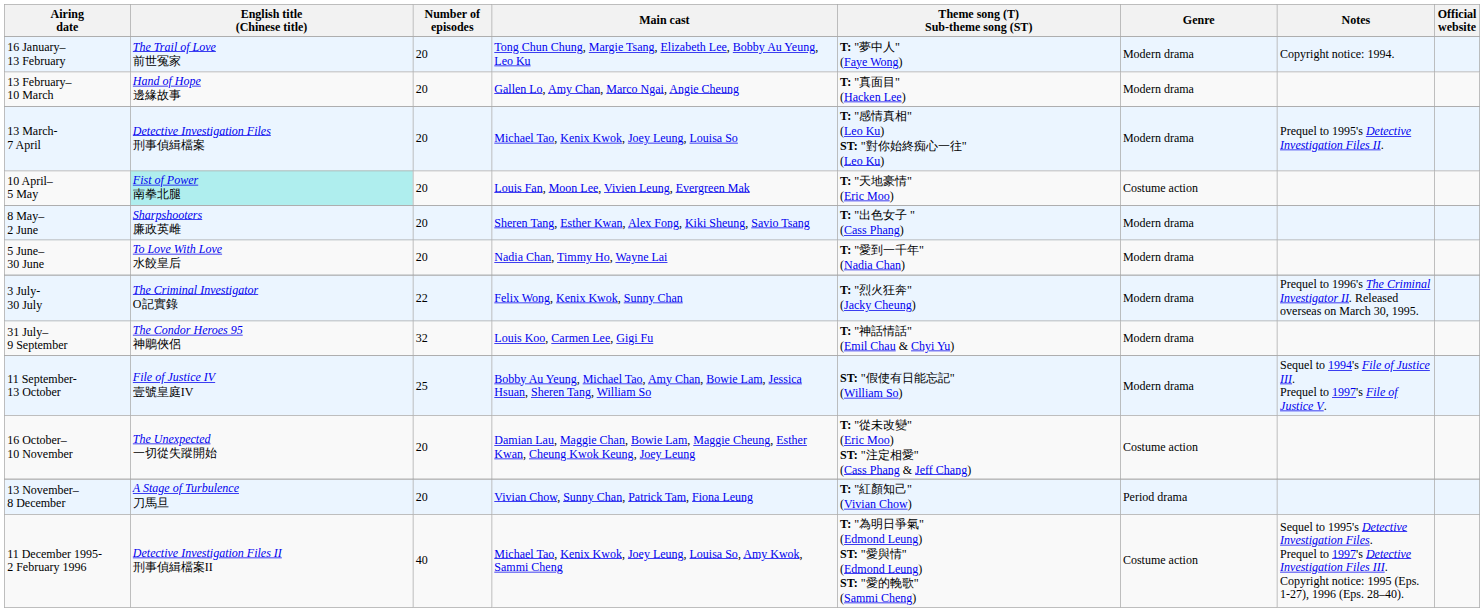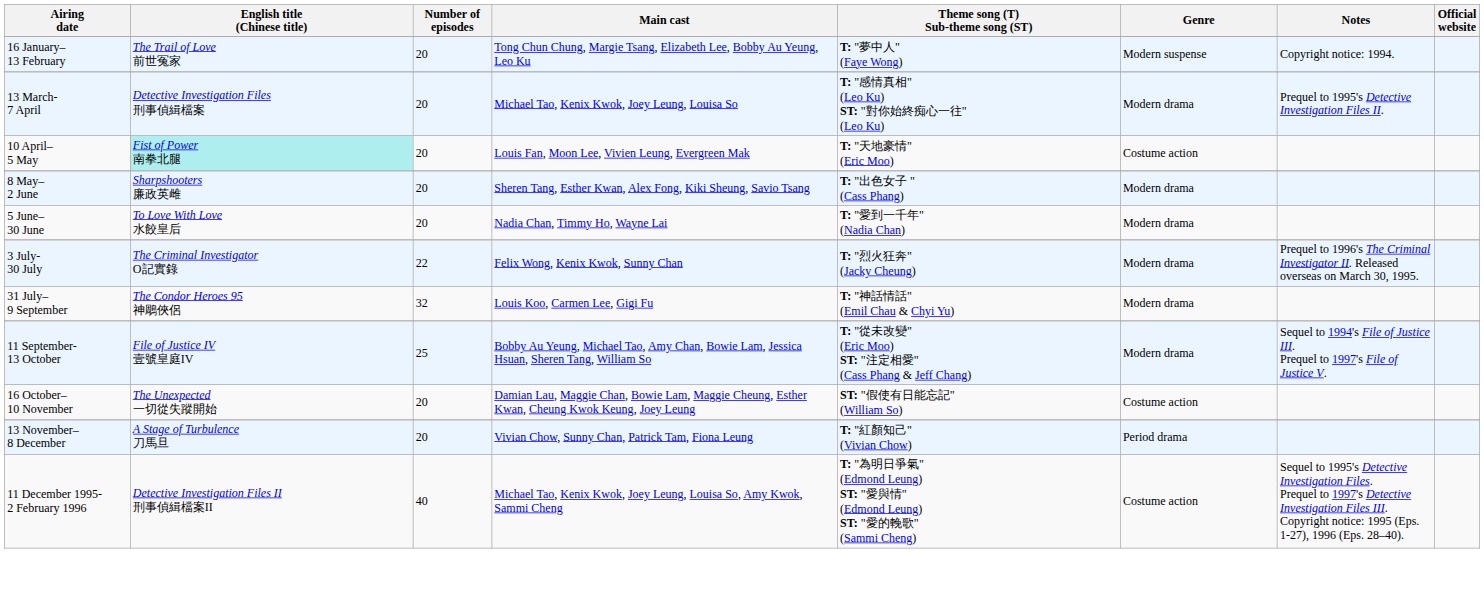(1158, 54) Modern drama -> (1165, 54) Modern suspense
- row: (39, 89)
(897, 385) ST: "假使有日能忘記" (William So) -> (906, 353) T: "從未改變" (Eric Moo) ST: "注定相愛" (Cass Phang & Jeff Chang)
(906, 447) T: "從未改變" (Eric Moo) ST: "注定相愛" (Cass Phang & Jeff Chang) -> (897, 402) ST: "假使有日能忘記" (William So)
